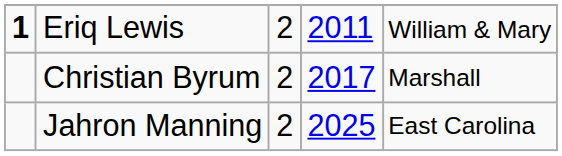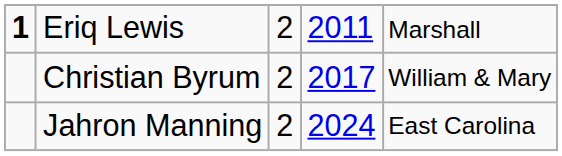(470, 29) William & Mary -> (434, 29) Marshall
(434, 78) Marshall -> (470, 78) William & Mary
(341, 125) 2025 -> (341, 125) 2024
